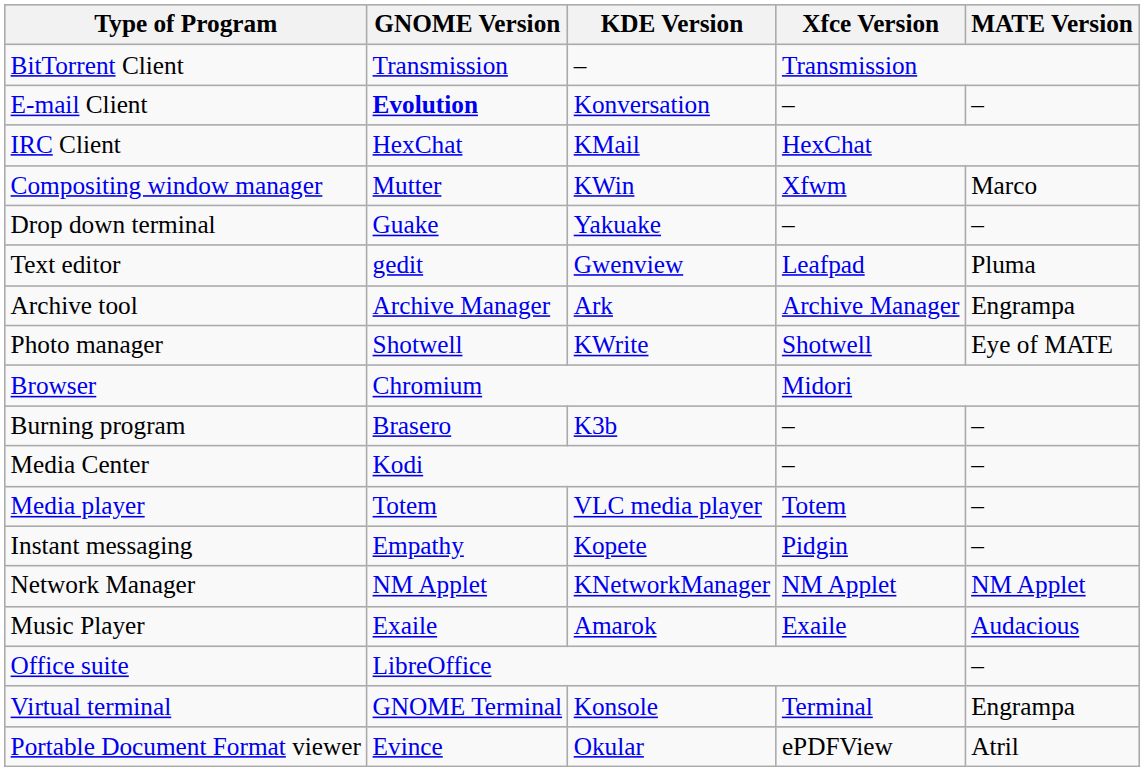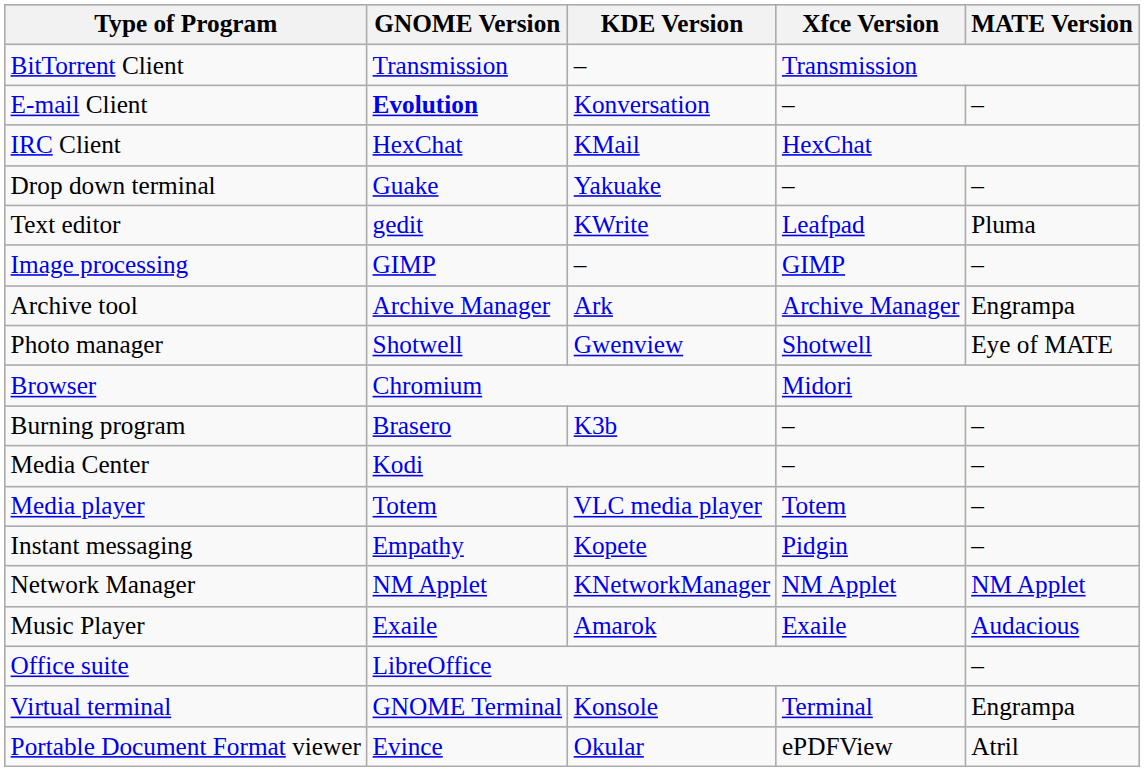- row: (166, 184)
(628, 265) Gwenview -> (611, 225) KWrite
+ row: (99, 265)
(611, 345) KWrite -> (628, 345) Gwenview
